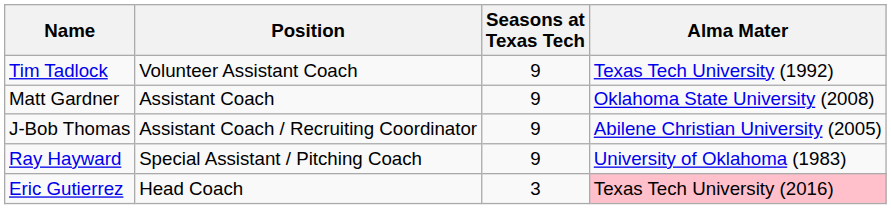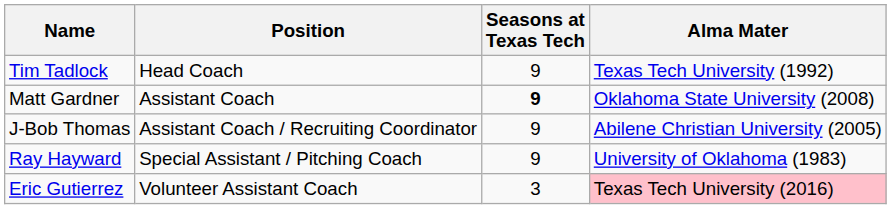(248, 70) Volunteer Assistant Coach -> (191, 70) Head Coach
(535, 100) normal -> (535, 100) bold
(191, 189) Head Coach -> (248, 189) Volunteer Assistant Coach
